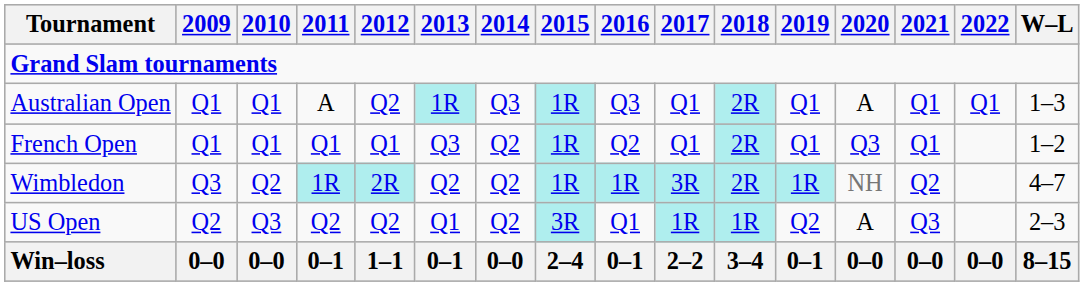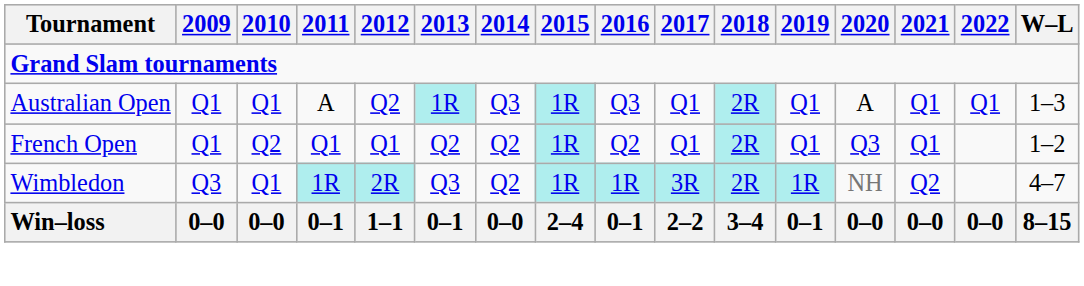(266, 142) Q1 -> (266, 142) Q2
(445, 142) Q3 -> (445, 142) Q2
(266, 181) Q2 -> (266, 181) Q1
(445, 181) Q2 -> (445, 181) Q3
- row: (55, 221)
